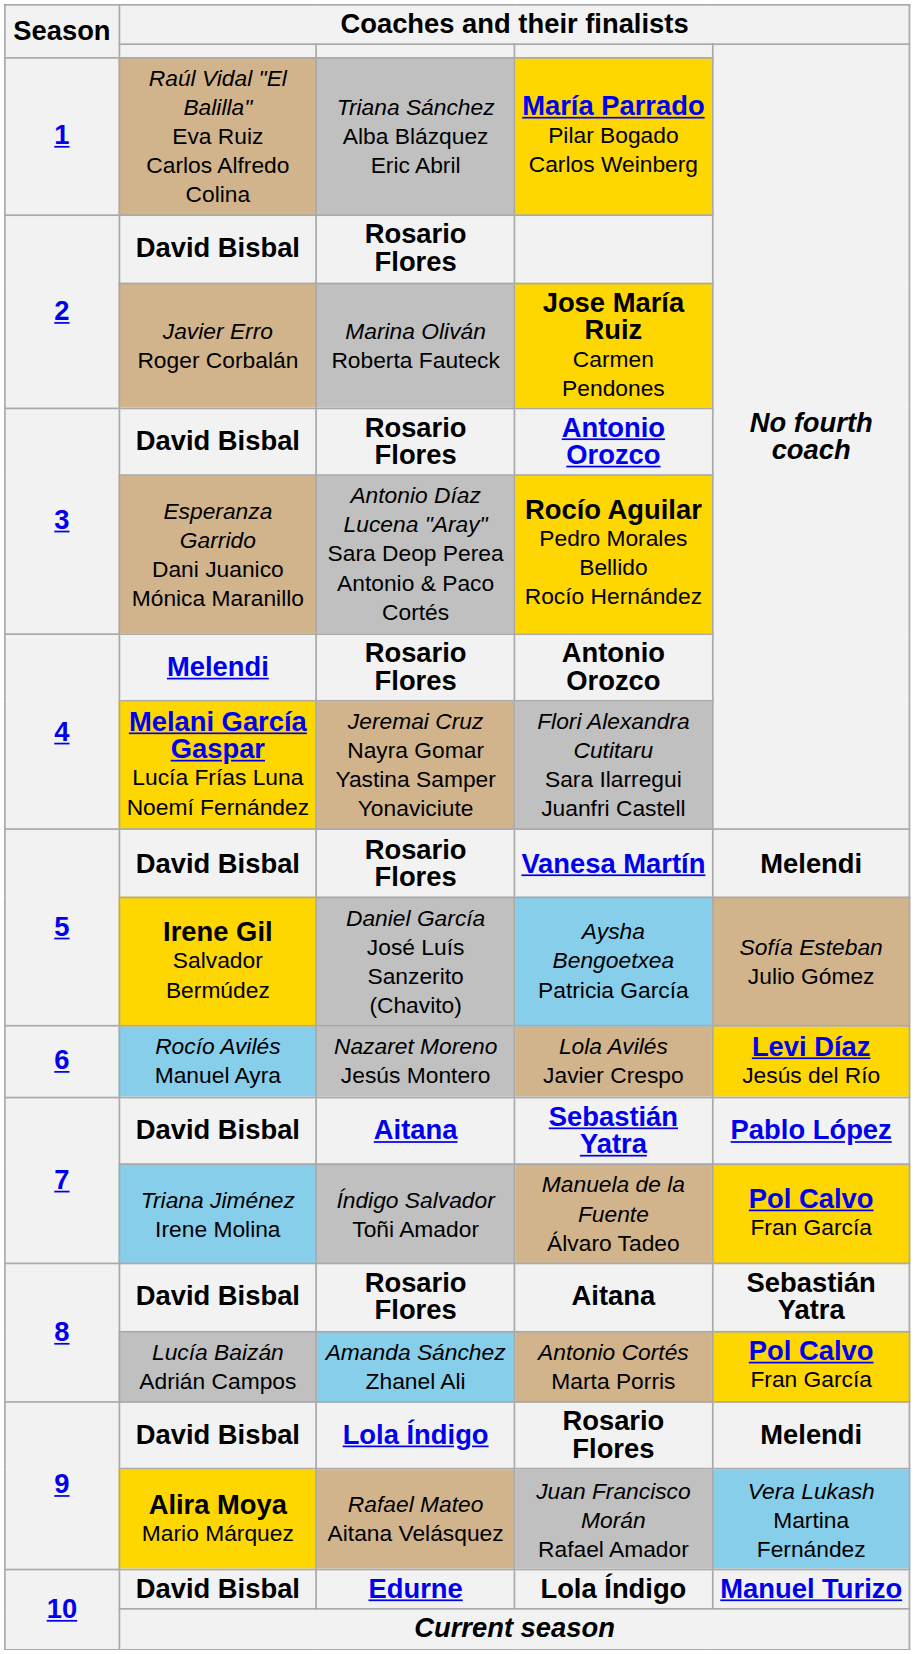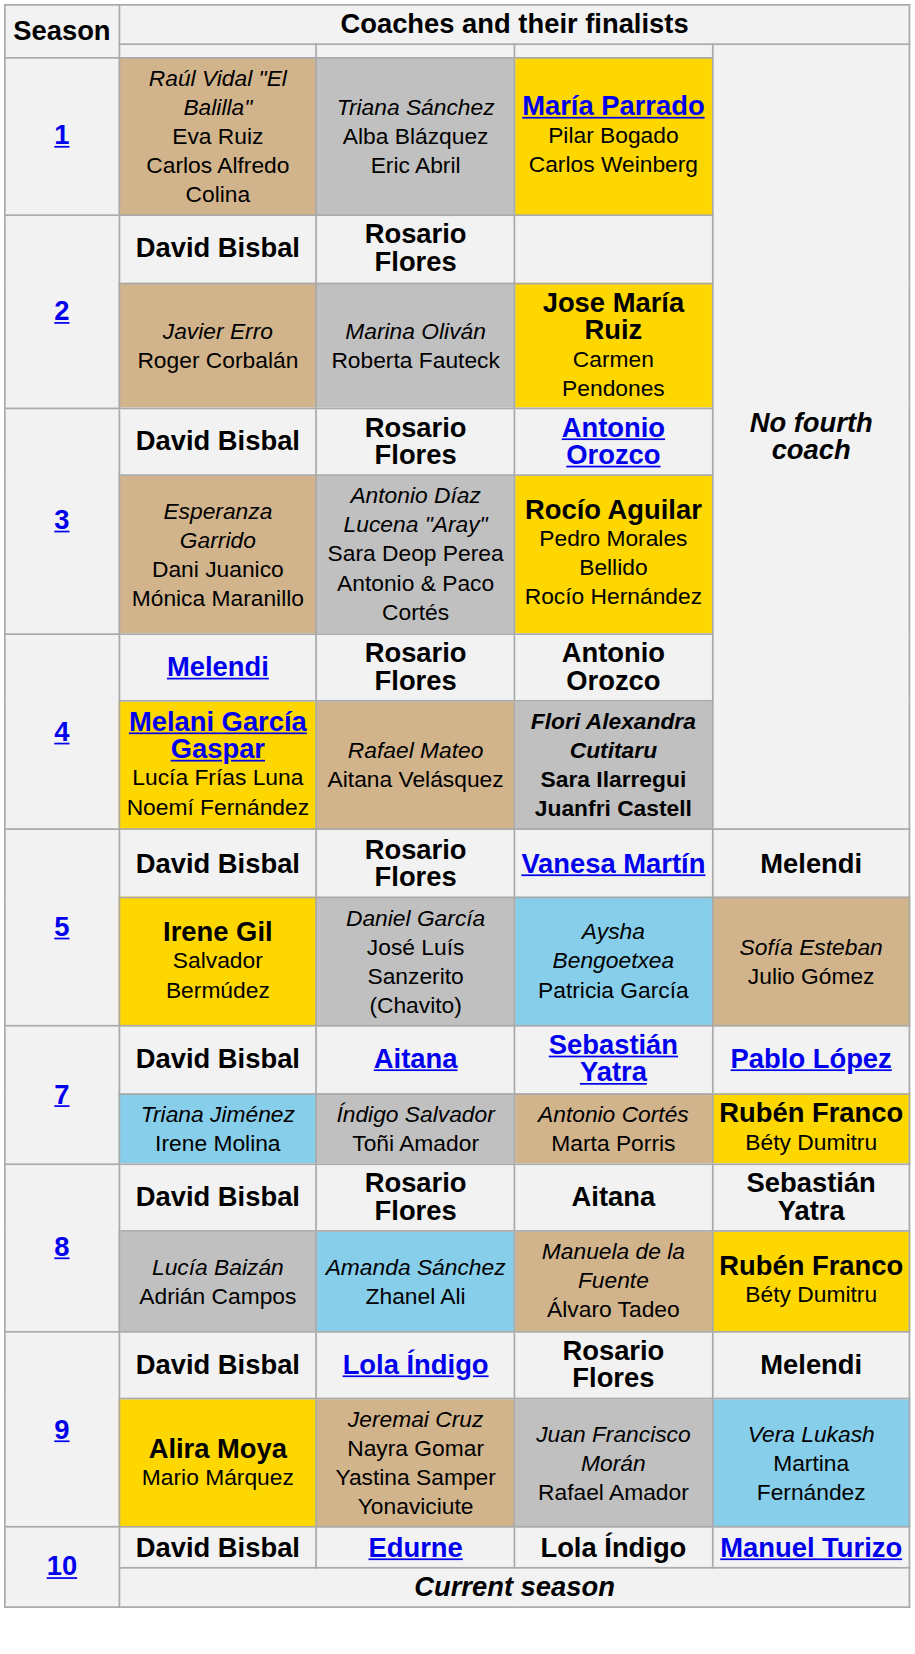(416, 765) Jeremai Cruz Nayra Gomar Yastina Samper Yonaviciute -> (416, 765) Rafael Mateo Aitana Velásquez
(613, 765) normal -> (613, 764) bold
- row: (62, 1060)
(613, 1214) Manuela de la Fuente Álvaro Tadeo -> (613, 1129) Antonio Cortés Marta Porris
(811, 1212) Pol Calvo Fran García -> (811, 1127) Rubén Franco Béty Dumitru
(613, 1367) Antonio Cortés Marta Porris -> (613, 1281) Manuela de la Fuente Álvaro Tadeo
(811, 1365) Pol Calvo Fran García -> (811, 1280) Rubén Franco Béty Dumitru
(416, 1519) Rafael Mateo Aitana Velásquez -> (416, 1463) Jeremai Cruz Nayra Gomar Yastina Samper Yonaviciute
